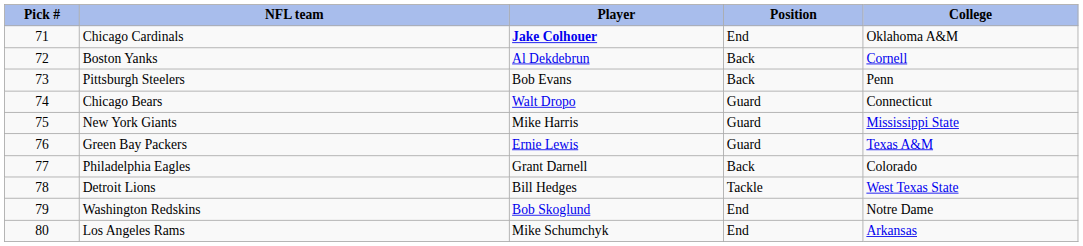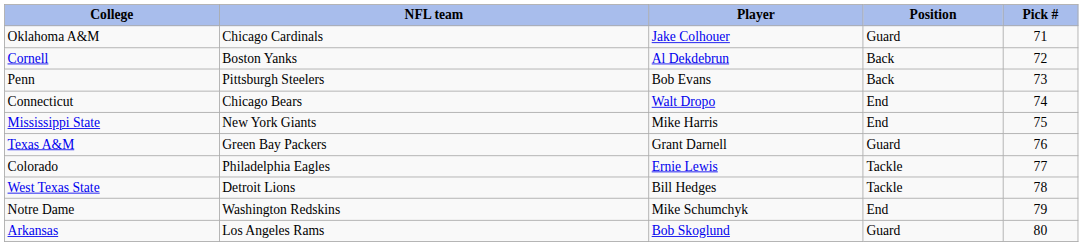columns swapped: (42, 15) <-> (971, 15)
(555, 36) bold -> (691, 36) normal
(738, 36) End -> (883, 36) Guard
(744, 101) Guard -> (877, 101) End
(744, 123) Guard -> (877, 123) End
(545, 144) Ernie Lewis -> (689, 144) Grant Darnell
(550, 166) Grant Darnell -> (685, 166) Ernie Lewis
(741, 166) Back -> (884, 166) Tackle
(551, 209) Bob Skoglund -> (700, 209) Mike Schumchyk
(560, 230) Mike Schumchyk -> (691, 230) Bob Skoglund
(738, 230) End -> (883, 230) Guard
